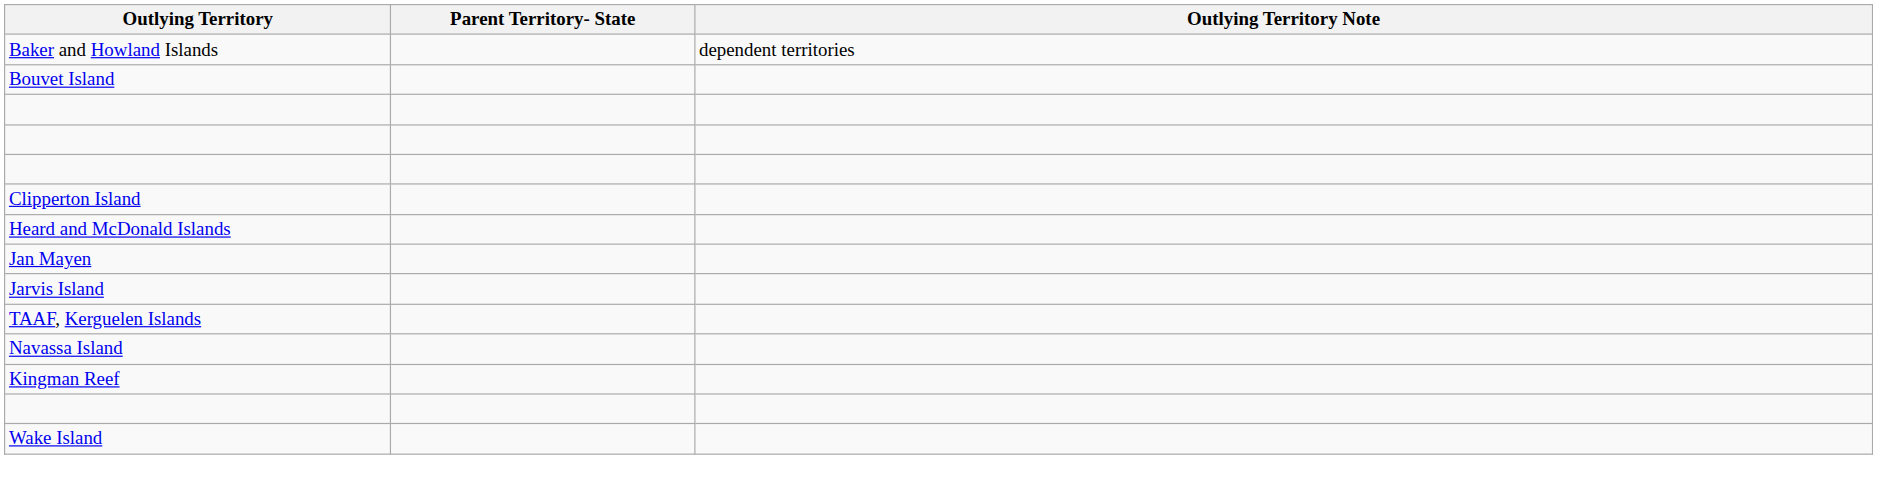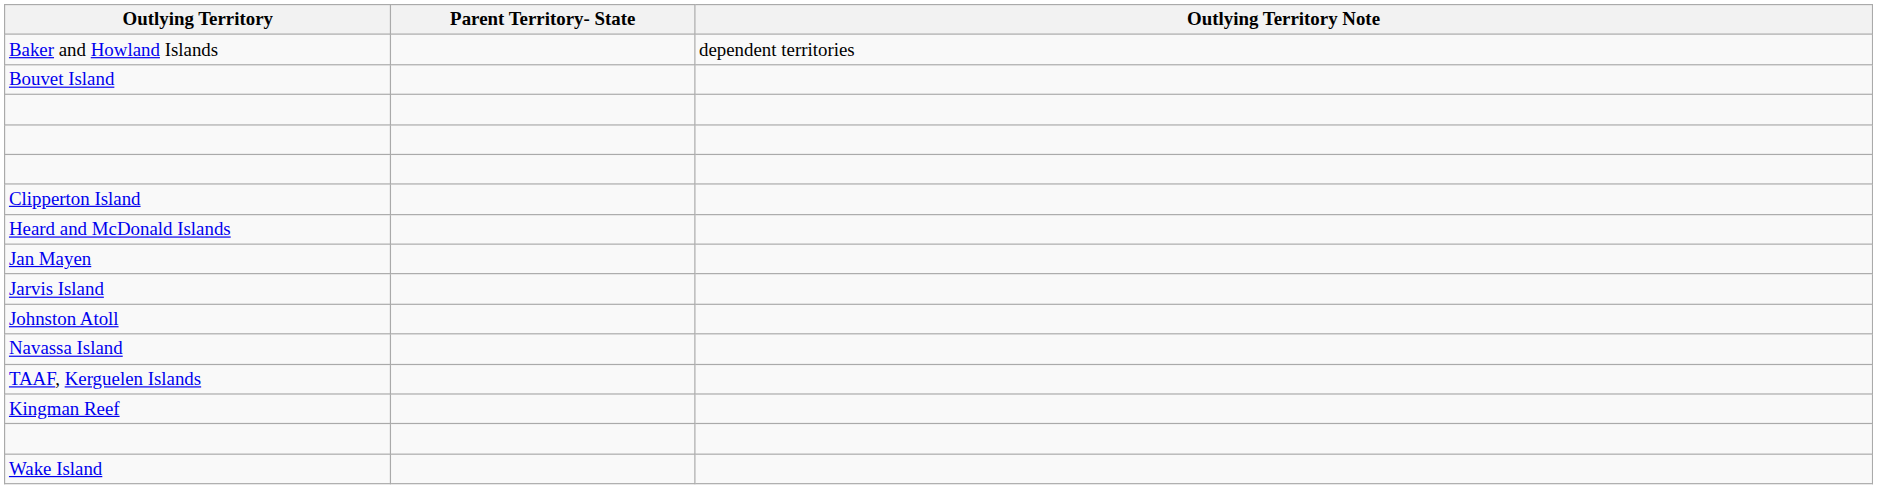+ row: (64, 318)
rows swapped: (105, 318) <-> (66, 348)
